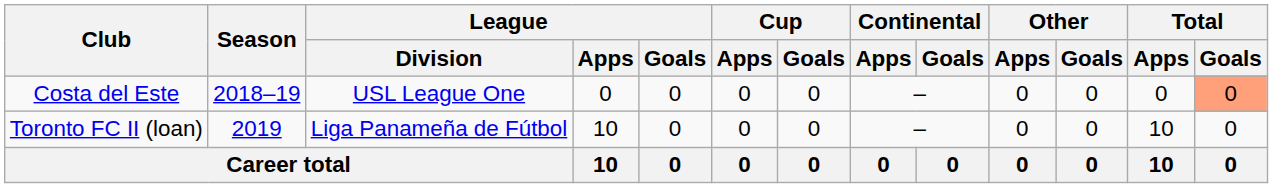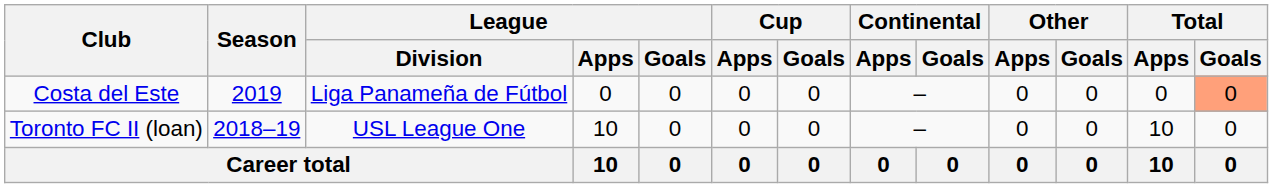(257, 93) 2018–19 -> (257, 93) 2019
(439, 93) USL League One -> (439, 93) Liga Panameña de Fútbol
(257, 128) 2019 -> (257, 128) 2018–19
(439, 128) Liga Panameña de Fútbol -> (439, 128) USL League One
